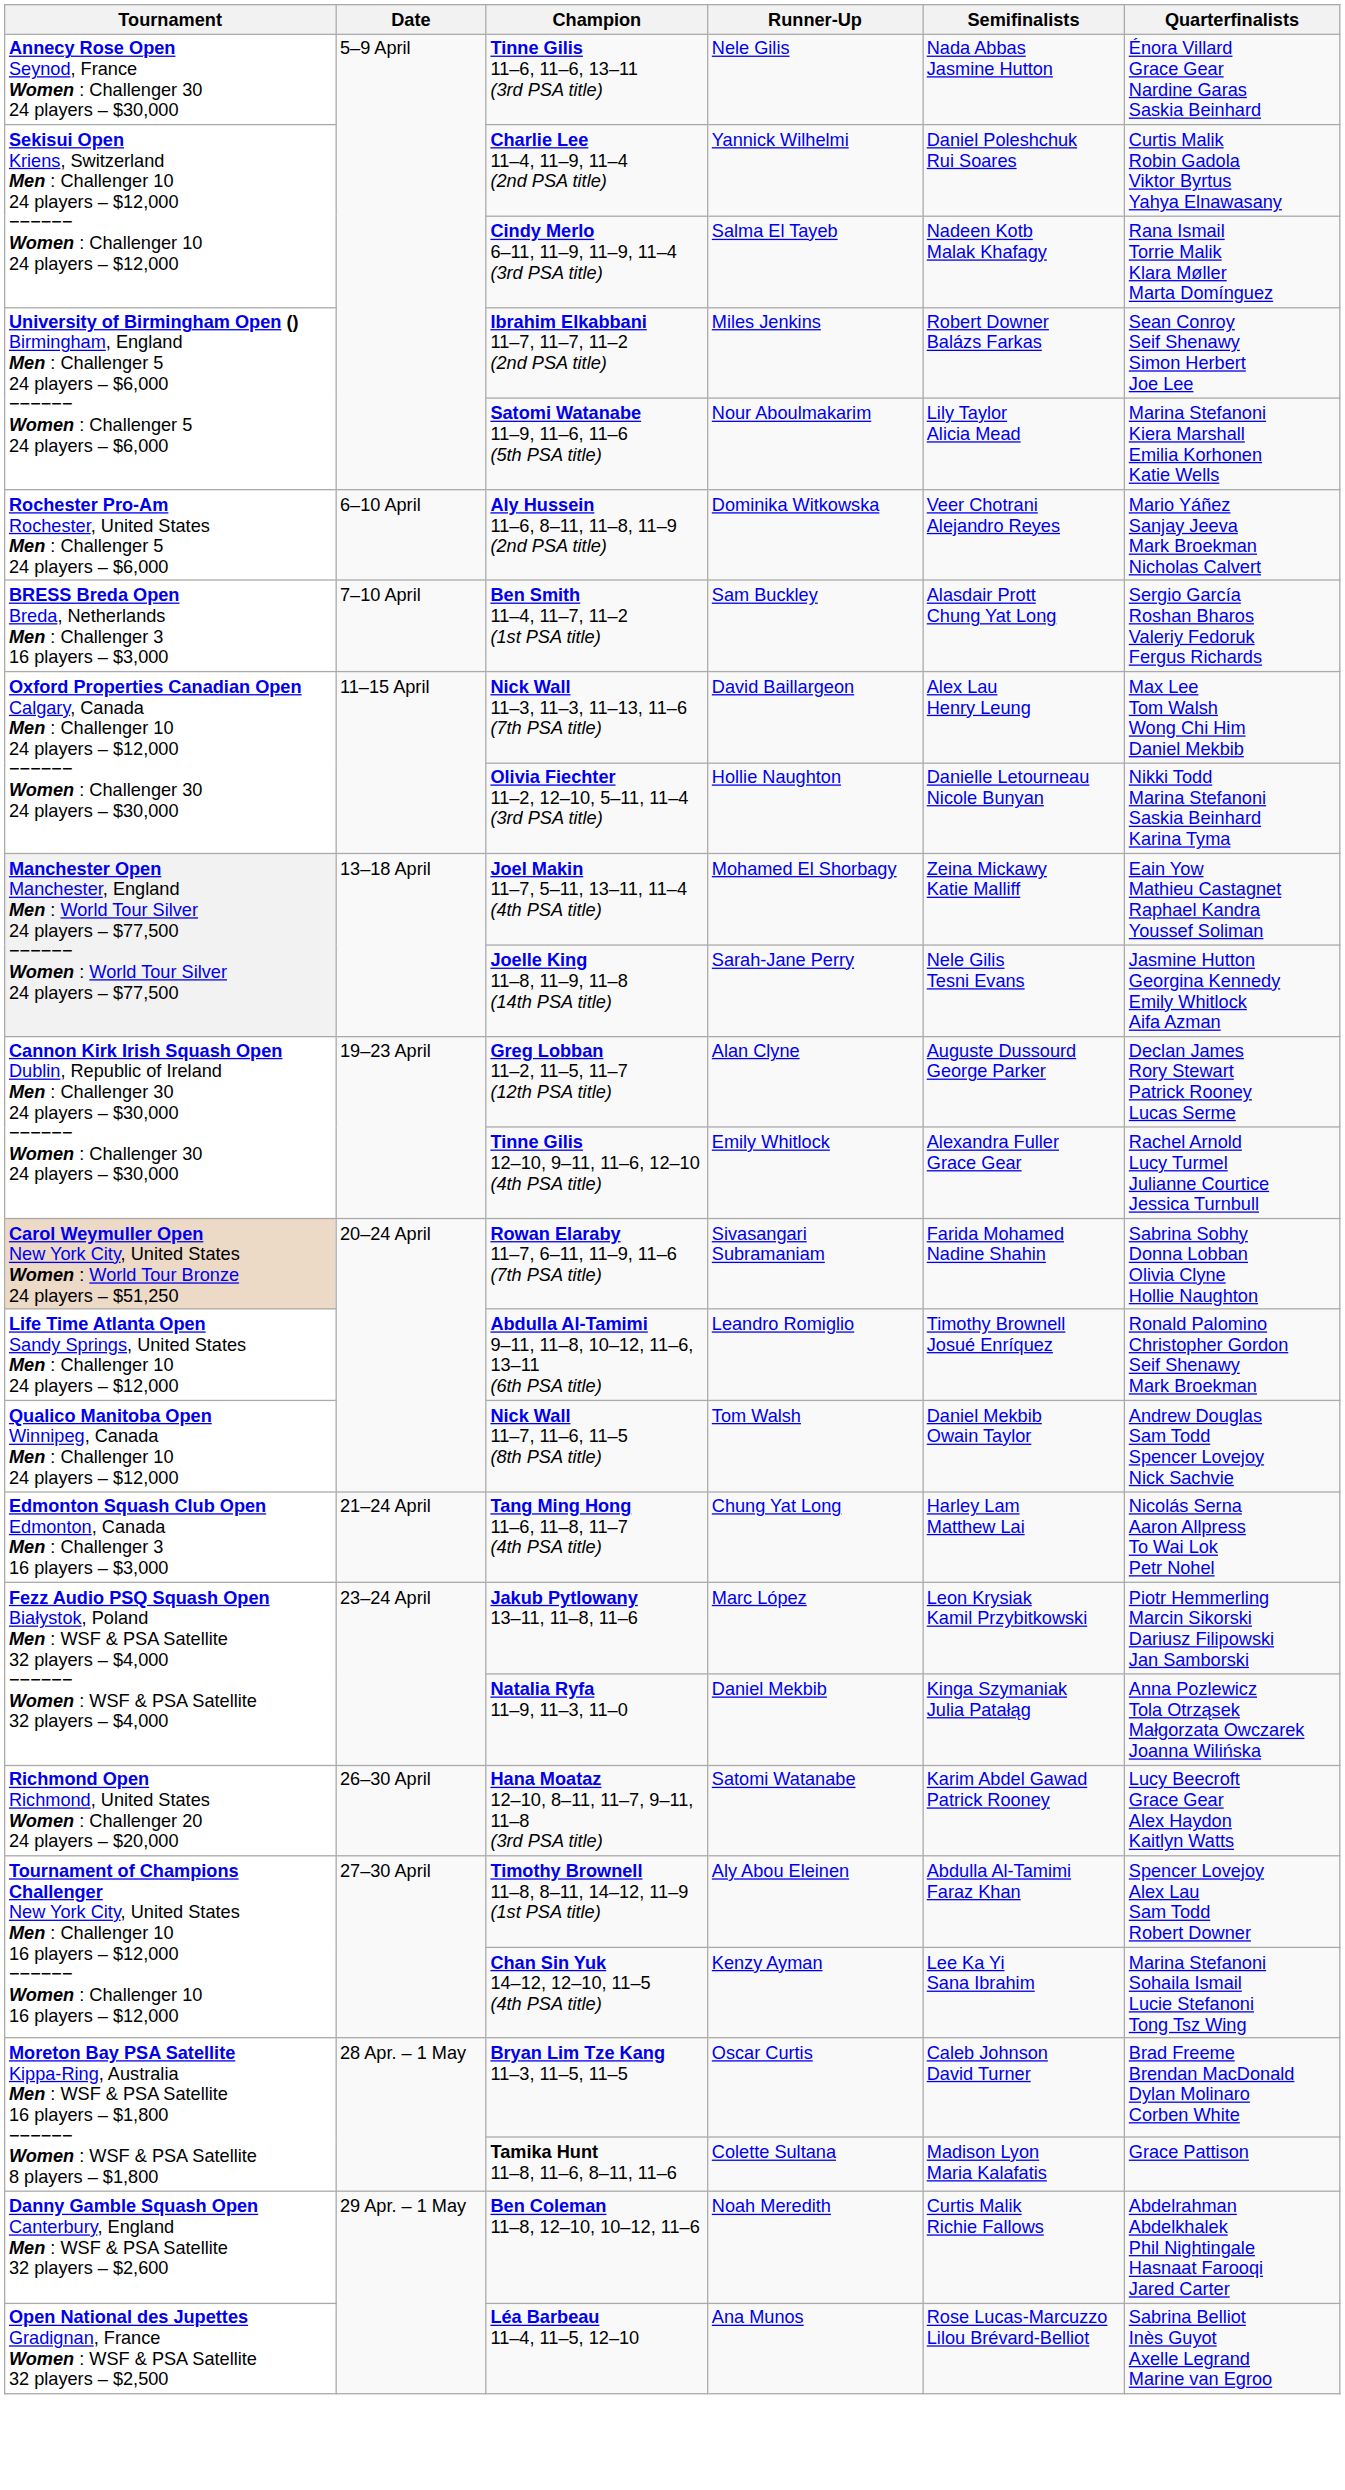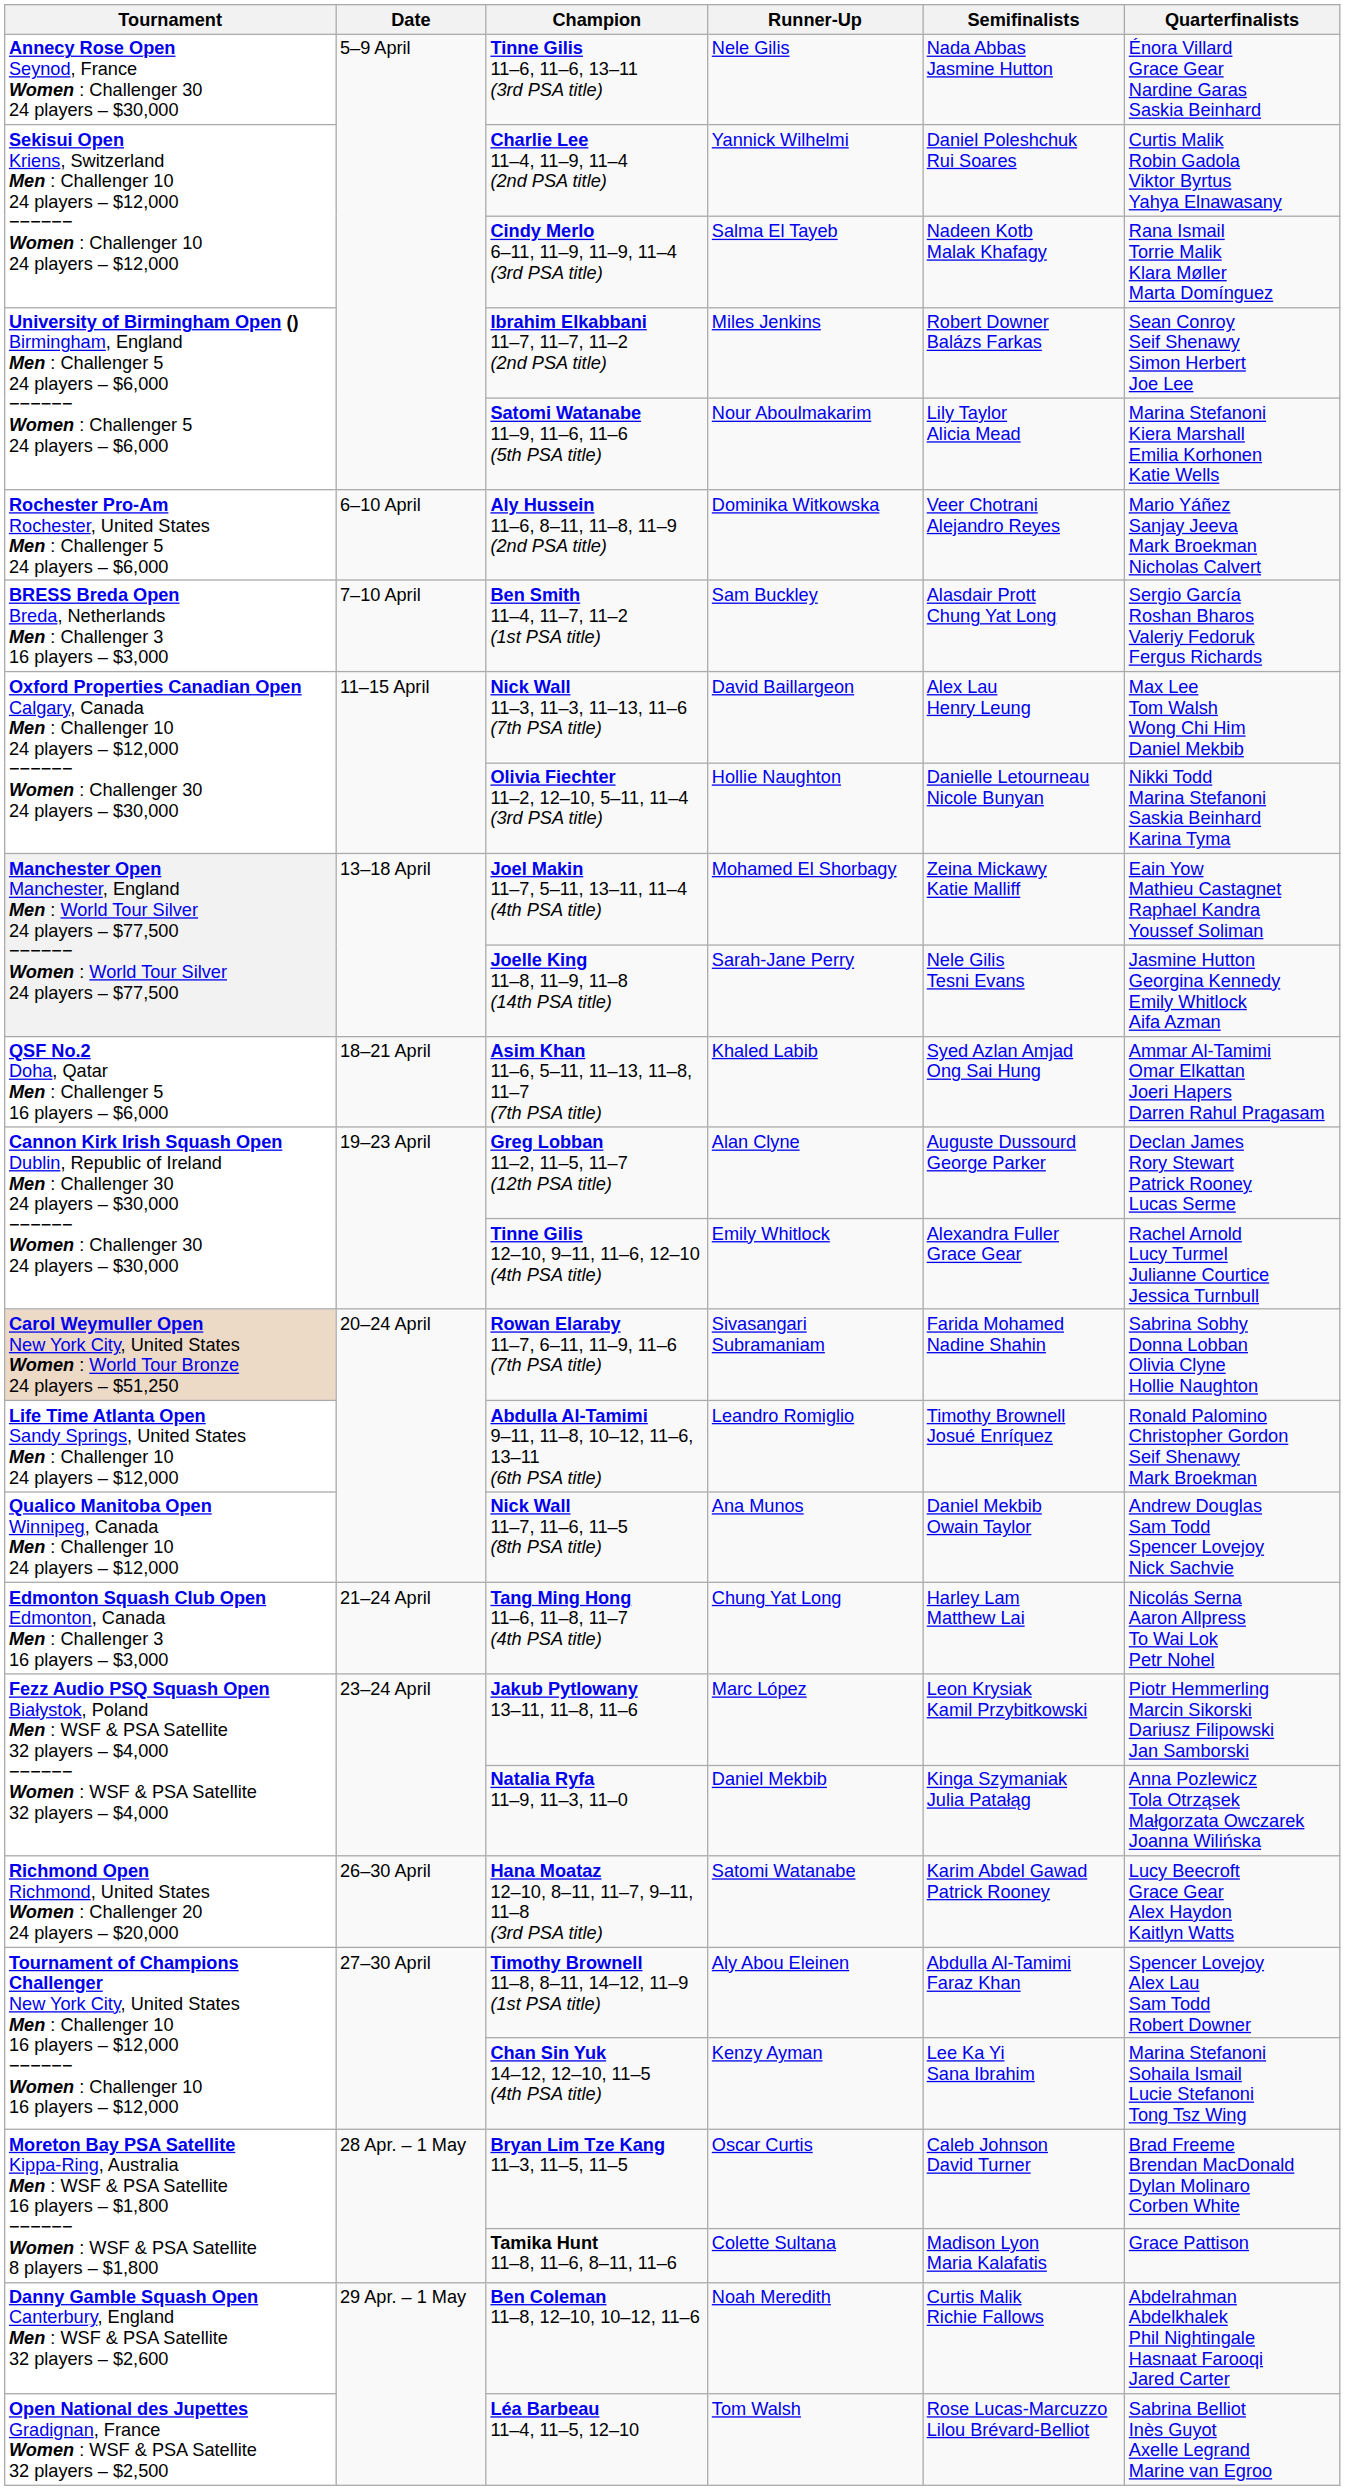+ row: (591, 1082)
(756, 1415) Tom Walsh -> (758, 1506) Ana Munos
(758, 2318) Ana Munos -> (756, 2409) Tom Walsh
